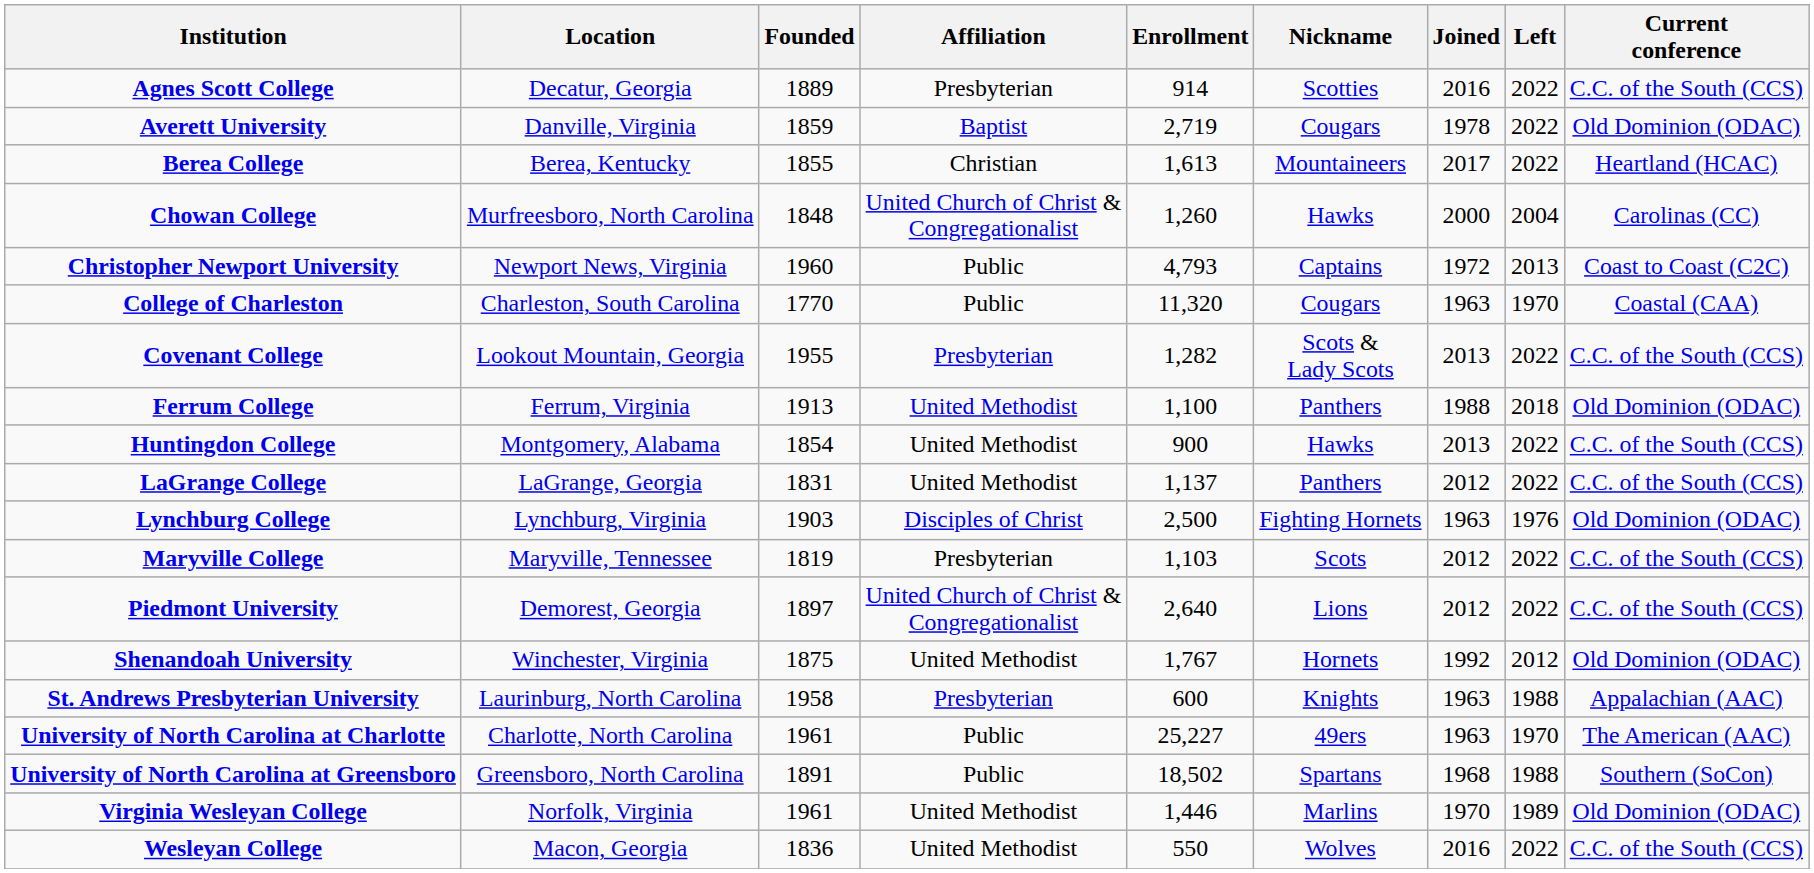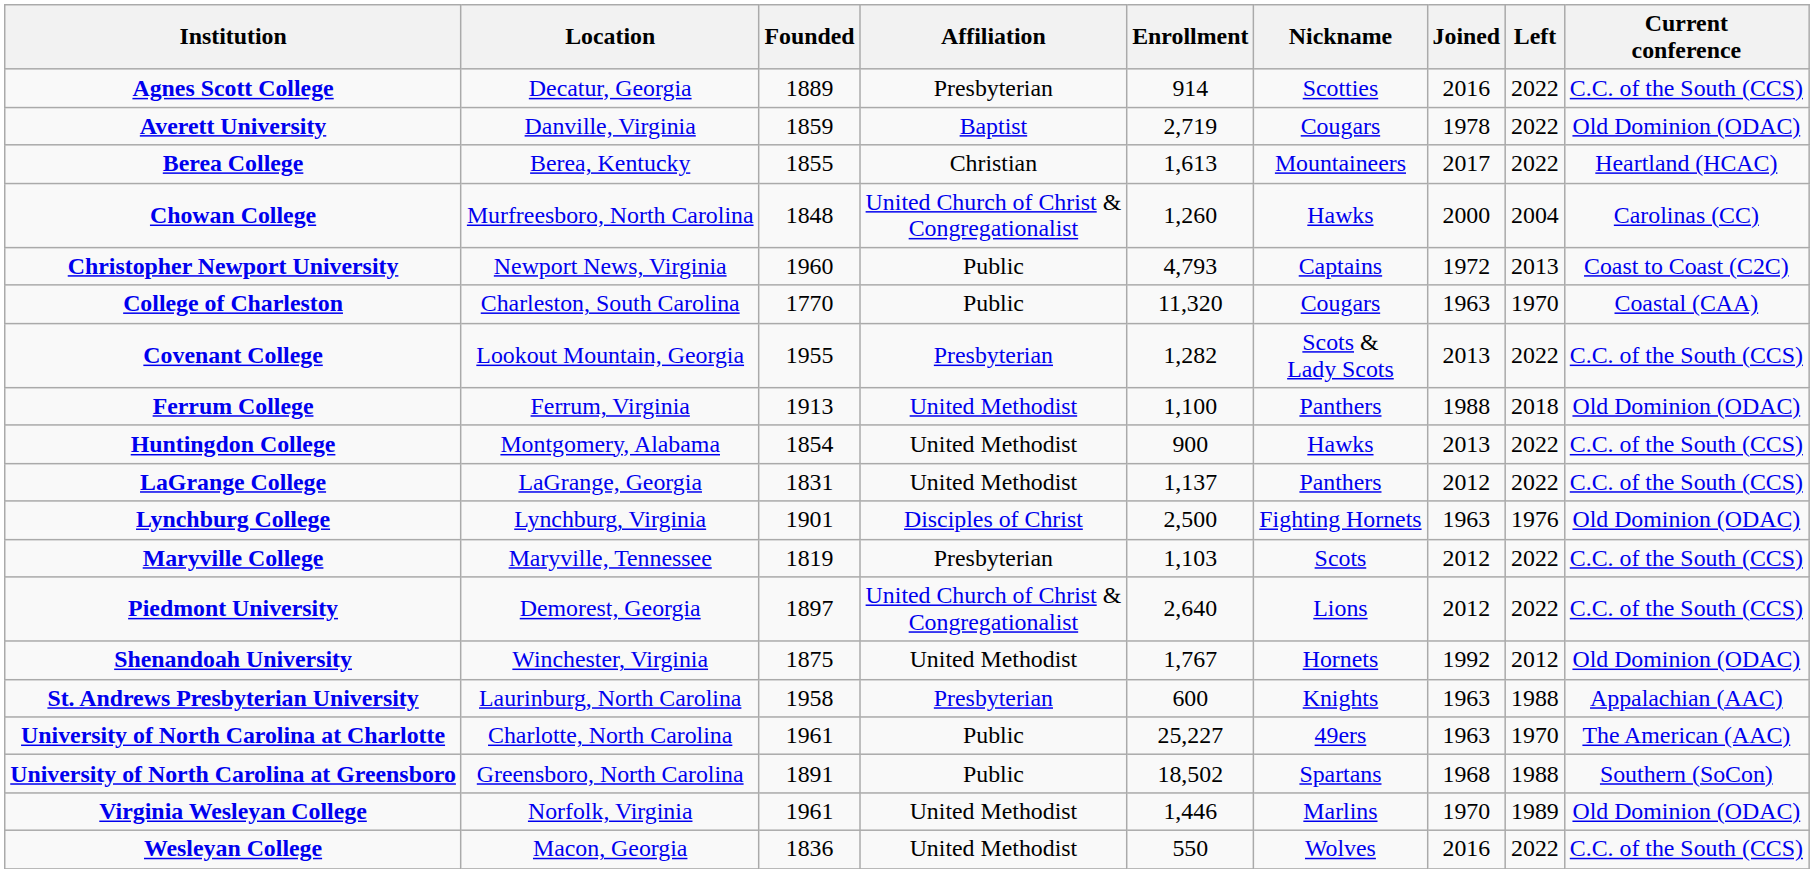(810, 519) 1903 -> (810, 519) 1901
